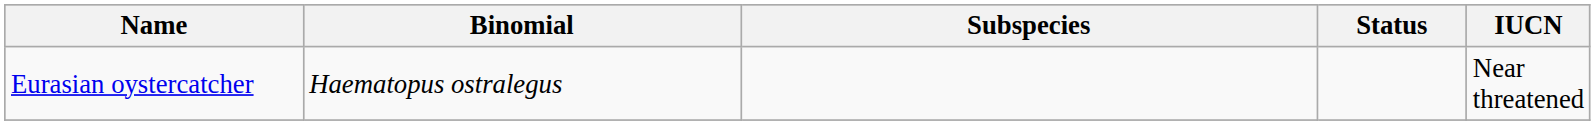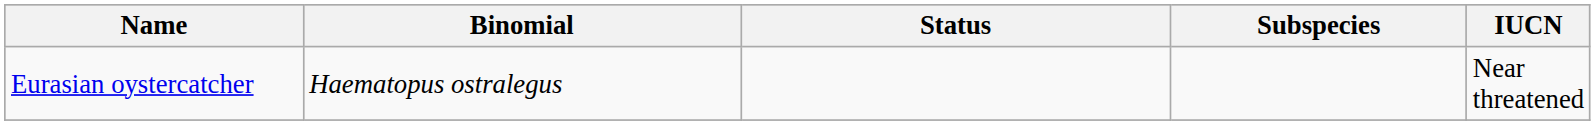columns swapped: (1029, 25) <-> (1392, 25)
